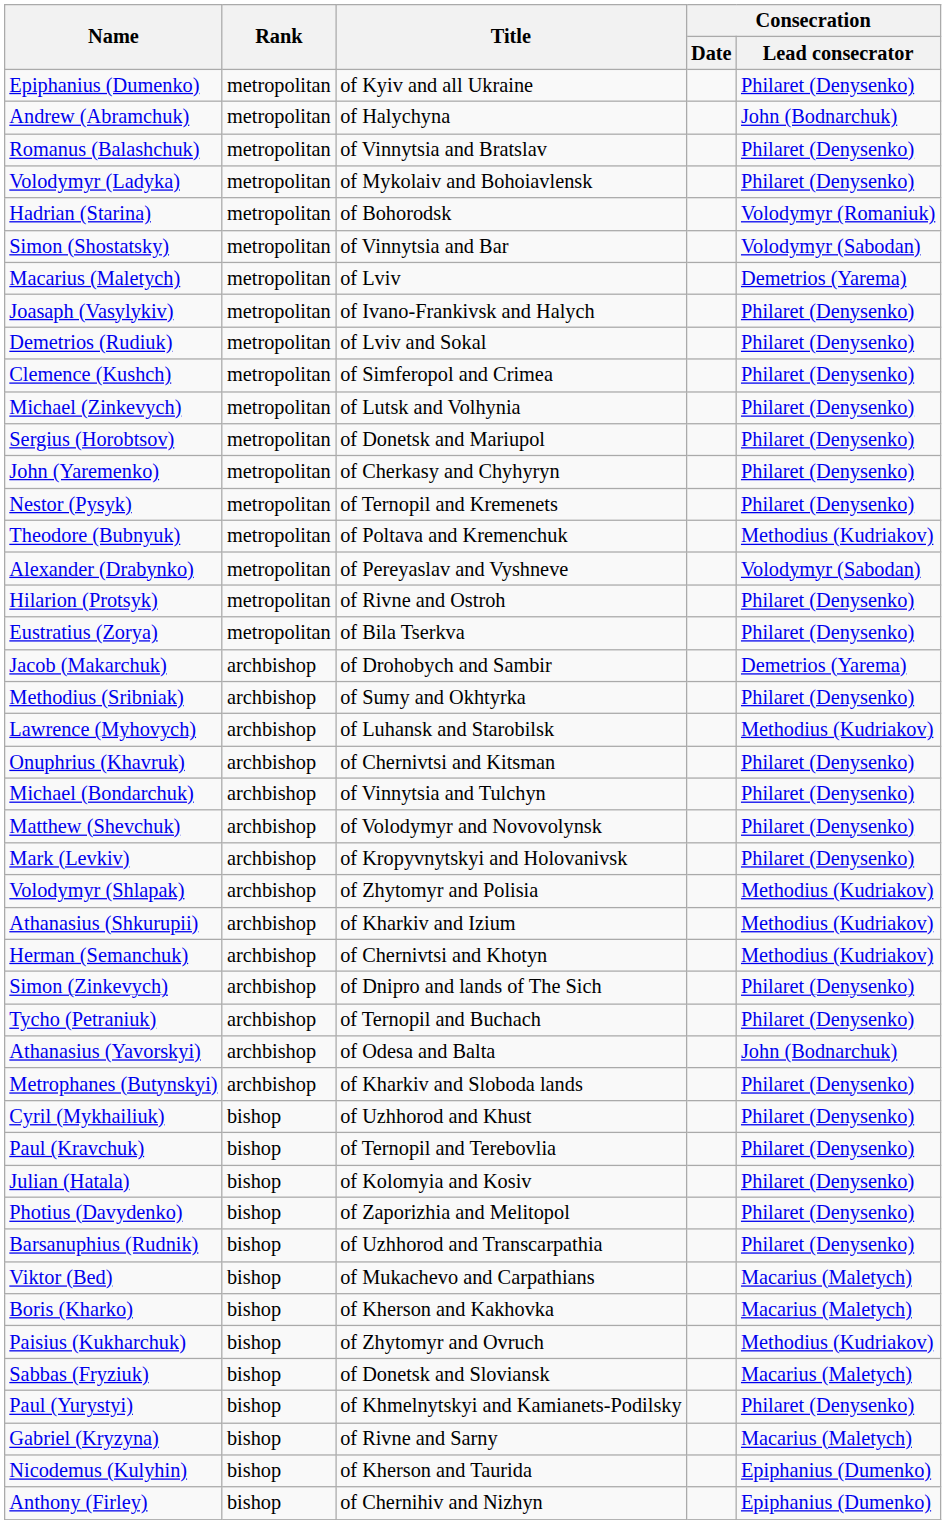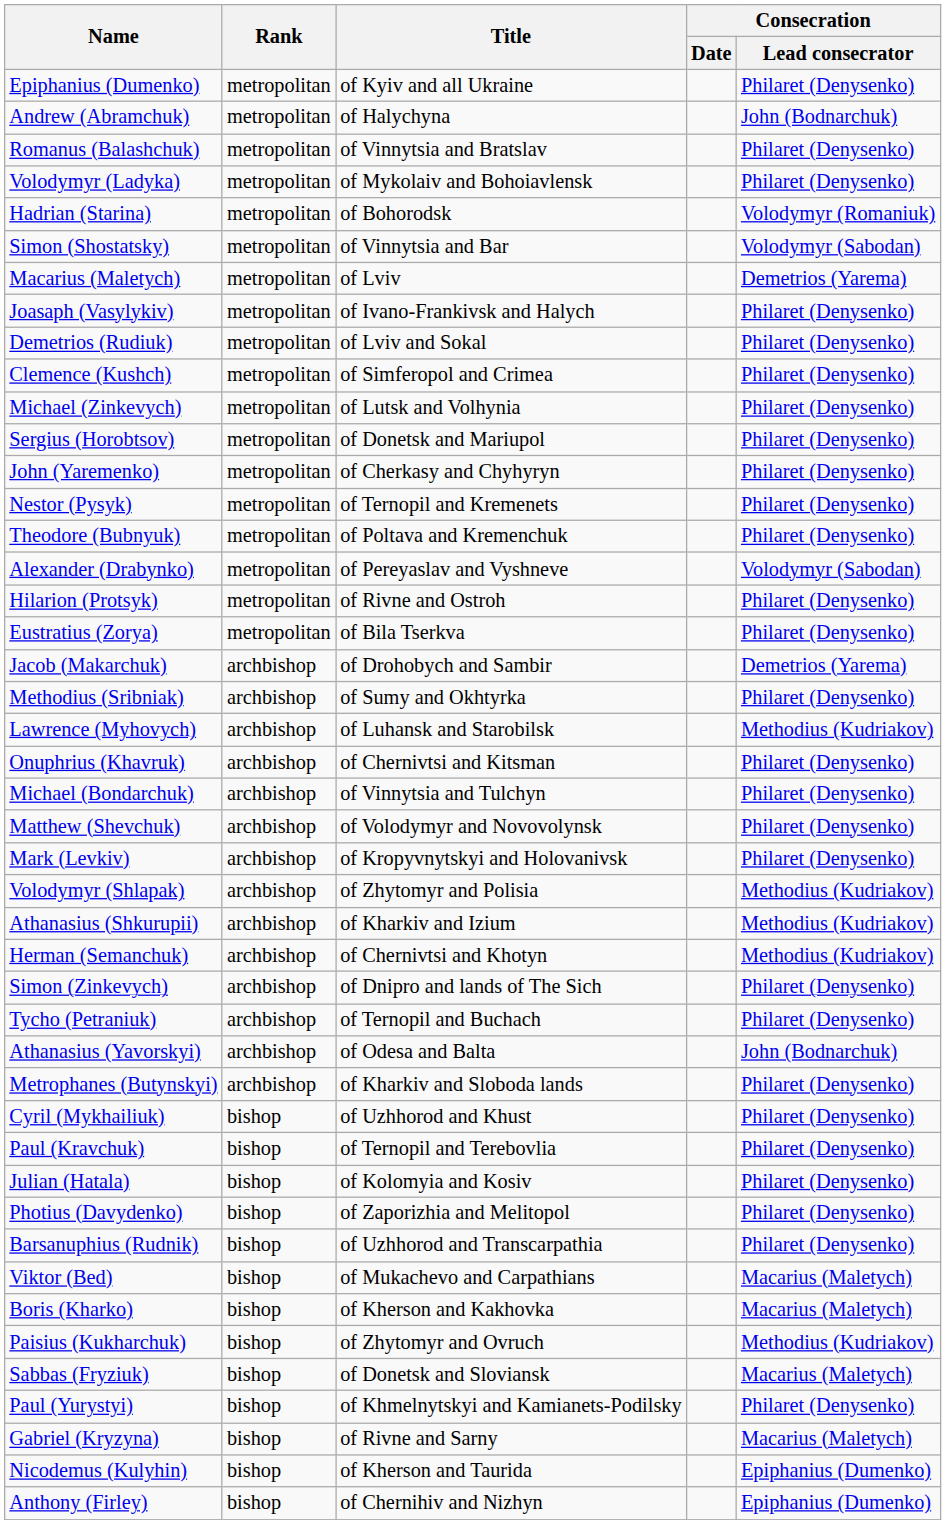(837, 536) Methodius (Kudriakov) -> (828, 536) Philaret (Denysenko)
